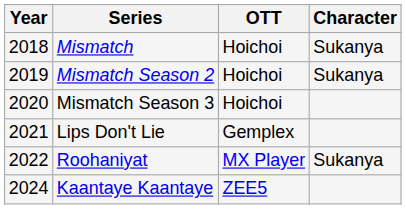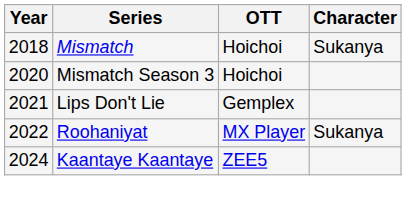- row: (136, 75)
